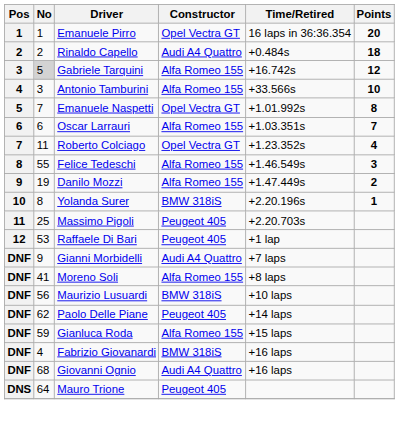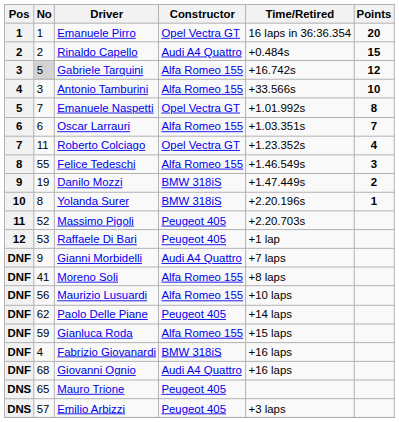(374, 51) 18 -> (374, 51) 15
(202, 183) Alfa Romeo 155 -> (191, 183) BMW 318iS
(43, 220) 25 -> (43, 220) 52
(191, 295) BMW 318iS -> (202, 295) Alfa Romeo 155
(43, 389) 64 -> (43, 389) 65
+ row: (91, 408)
